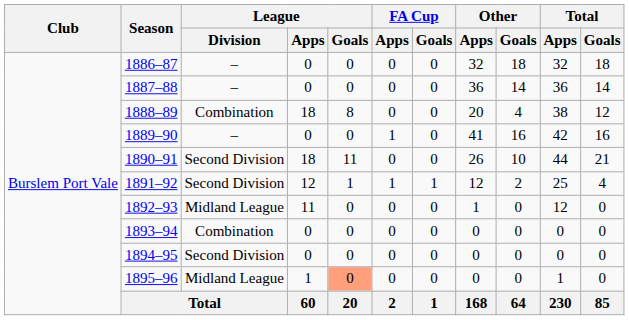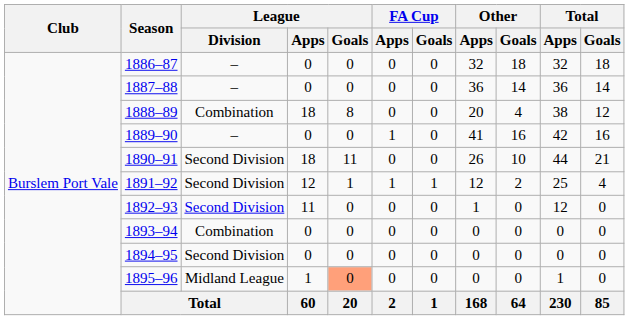(234, 207) Midland League -> (234, 207) Second Division
